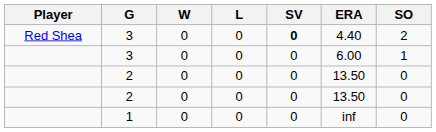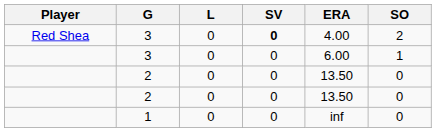- column: (184, 14)
(349, 35) 4.40 -> (337, 35) 4.00
